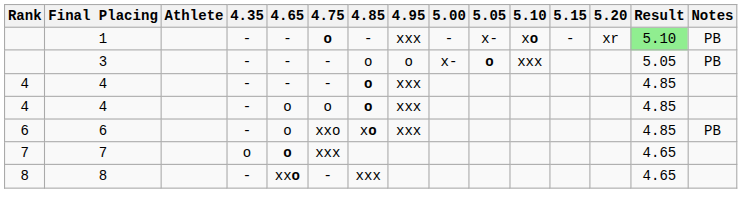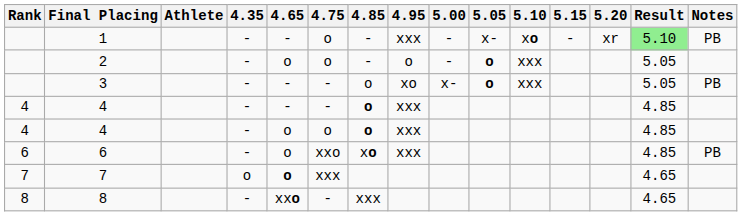(328, 39) bold -> (328, 39) normal
+ row: (25, 62)
(409, 62) o -> (409, 85) xo
